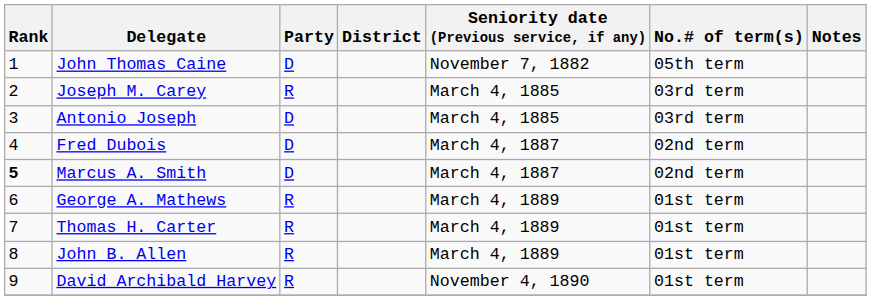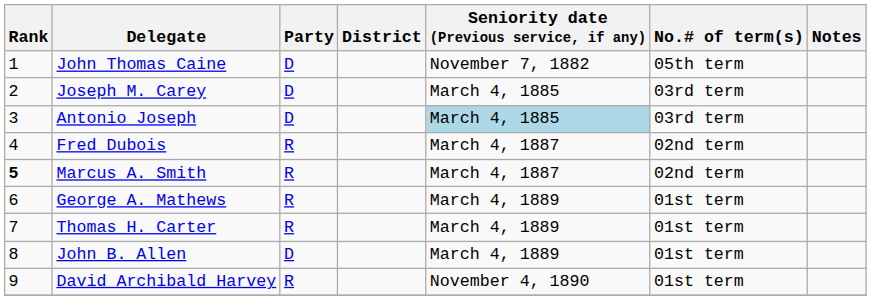(289, 92) R -> (289, 92) D
(495, 119) no background -> (495, 119) lightblue background
(289, 146) D -> (289, 146) R
(289, 173) D -> (289, 173) R
(289, 254) R -> (289, 254) D
